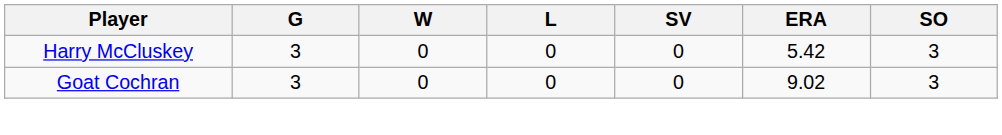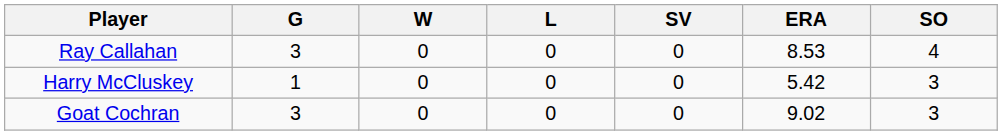+ row: (118, 51)
(295, 51) 3 -> (295, 82) 1
